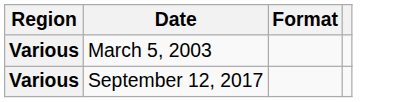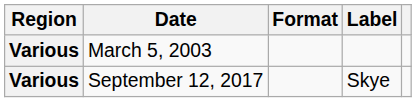+ column: (372, 19)
